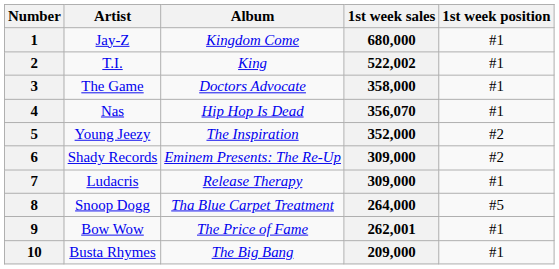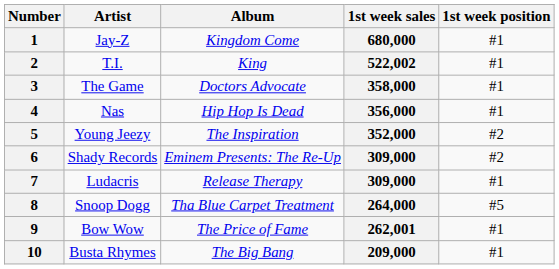(392, 110) 356,070 -> (392, 110) 356,000
